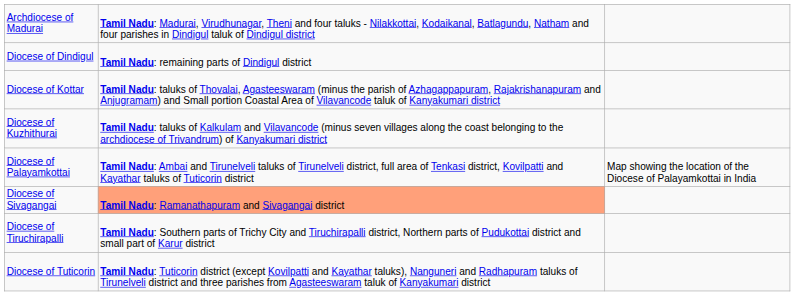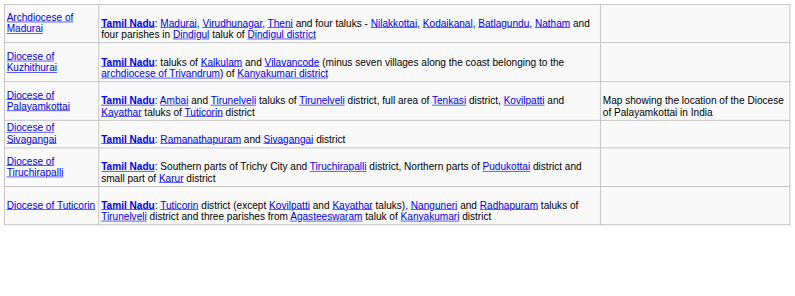- row: (50, 56)
- row: (45, 89)
(222, 205) lightsalmon background -> (223, 139) no background
